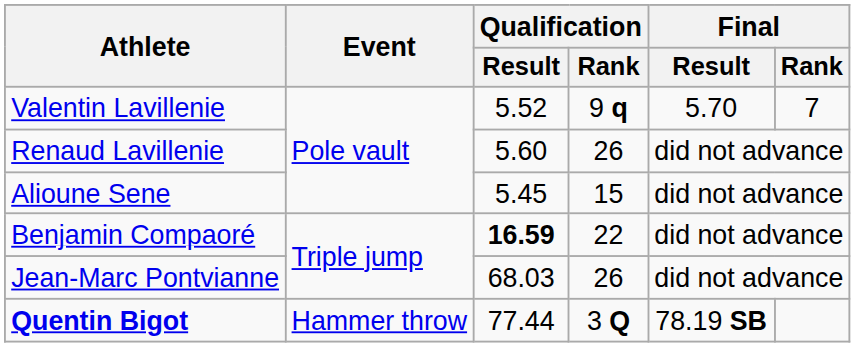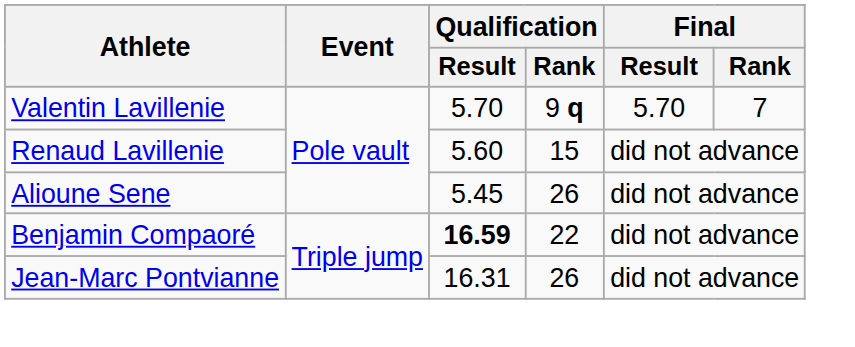(521, 109) 5.52 -> (477, 109) 5.70
(608, 151) 26 -> (564, 151) 15
(608, 193) 15 -> (564, 193) 26
(521, 278) 68.03 -> (477, 278) 16.31
- row: (100, 320)
